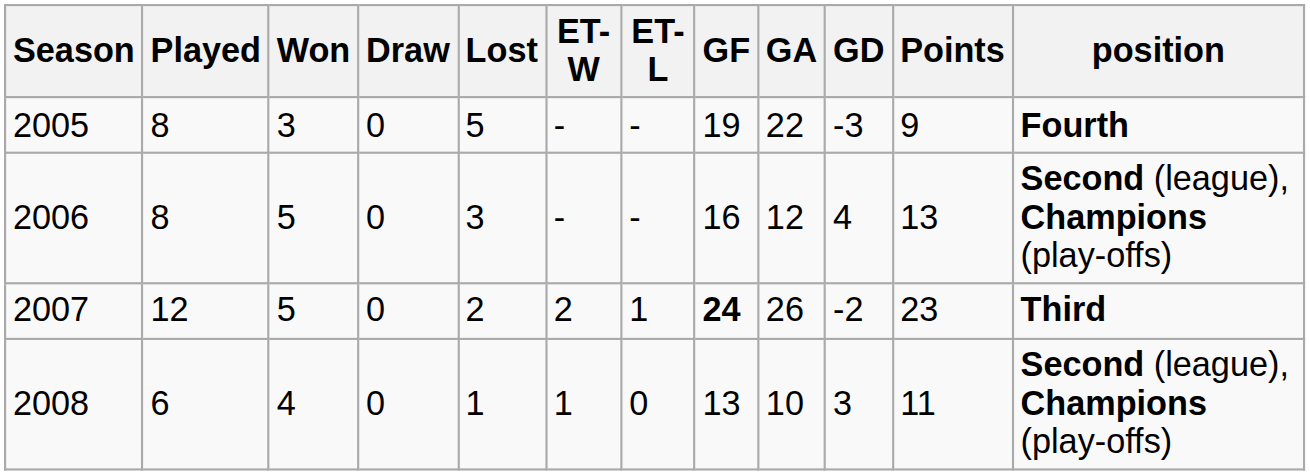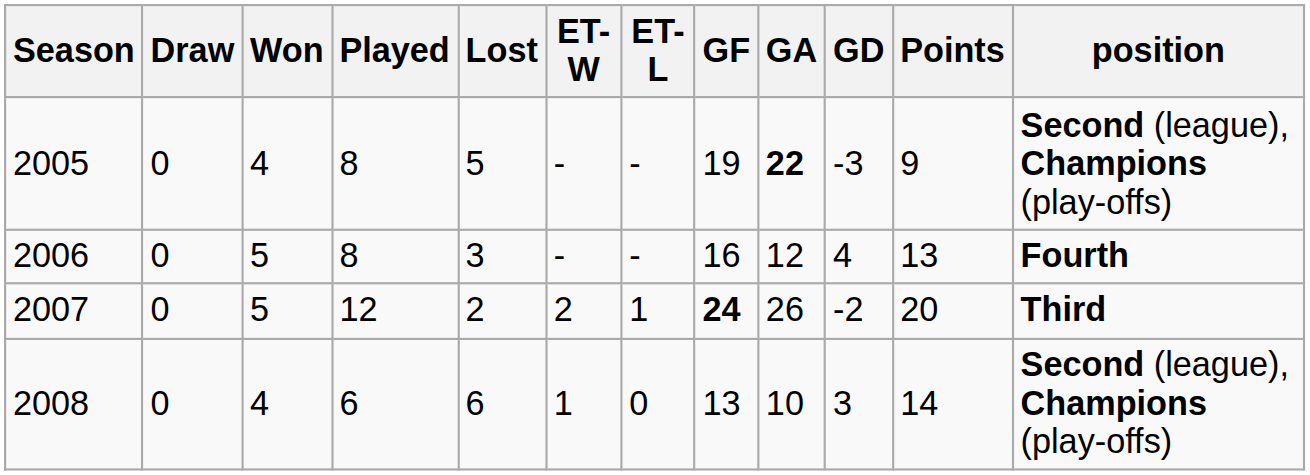columns swapped: (206, 50) <-> (408, 50)
(286, 124) 3 -> (260, 162) 4
(785, 124) normal -> (785, 162) bold
(1075, 124) Fourth -> (1155, 162) Second (league), Champions (play-offs)
(1155, 217) Second (league), Champions (play-offs) -> (1075, 255) Fourth
(919, 310) 23 -> (919, 310) 20
(475, 402) 1 -> (475, 402) 6
(918, 402) 11 -> (919, 402) 14
